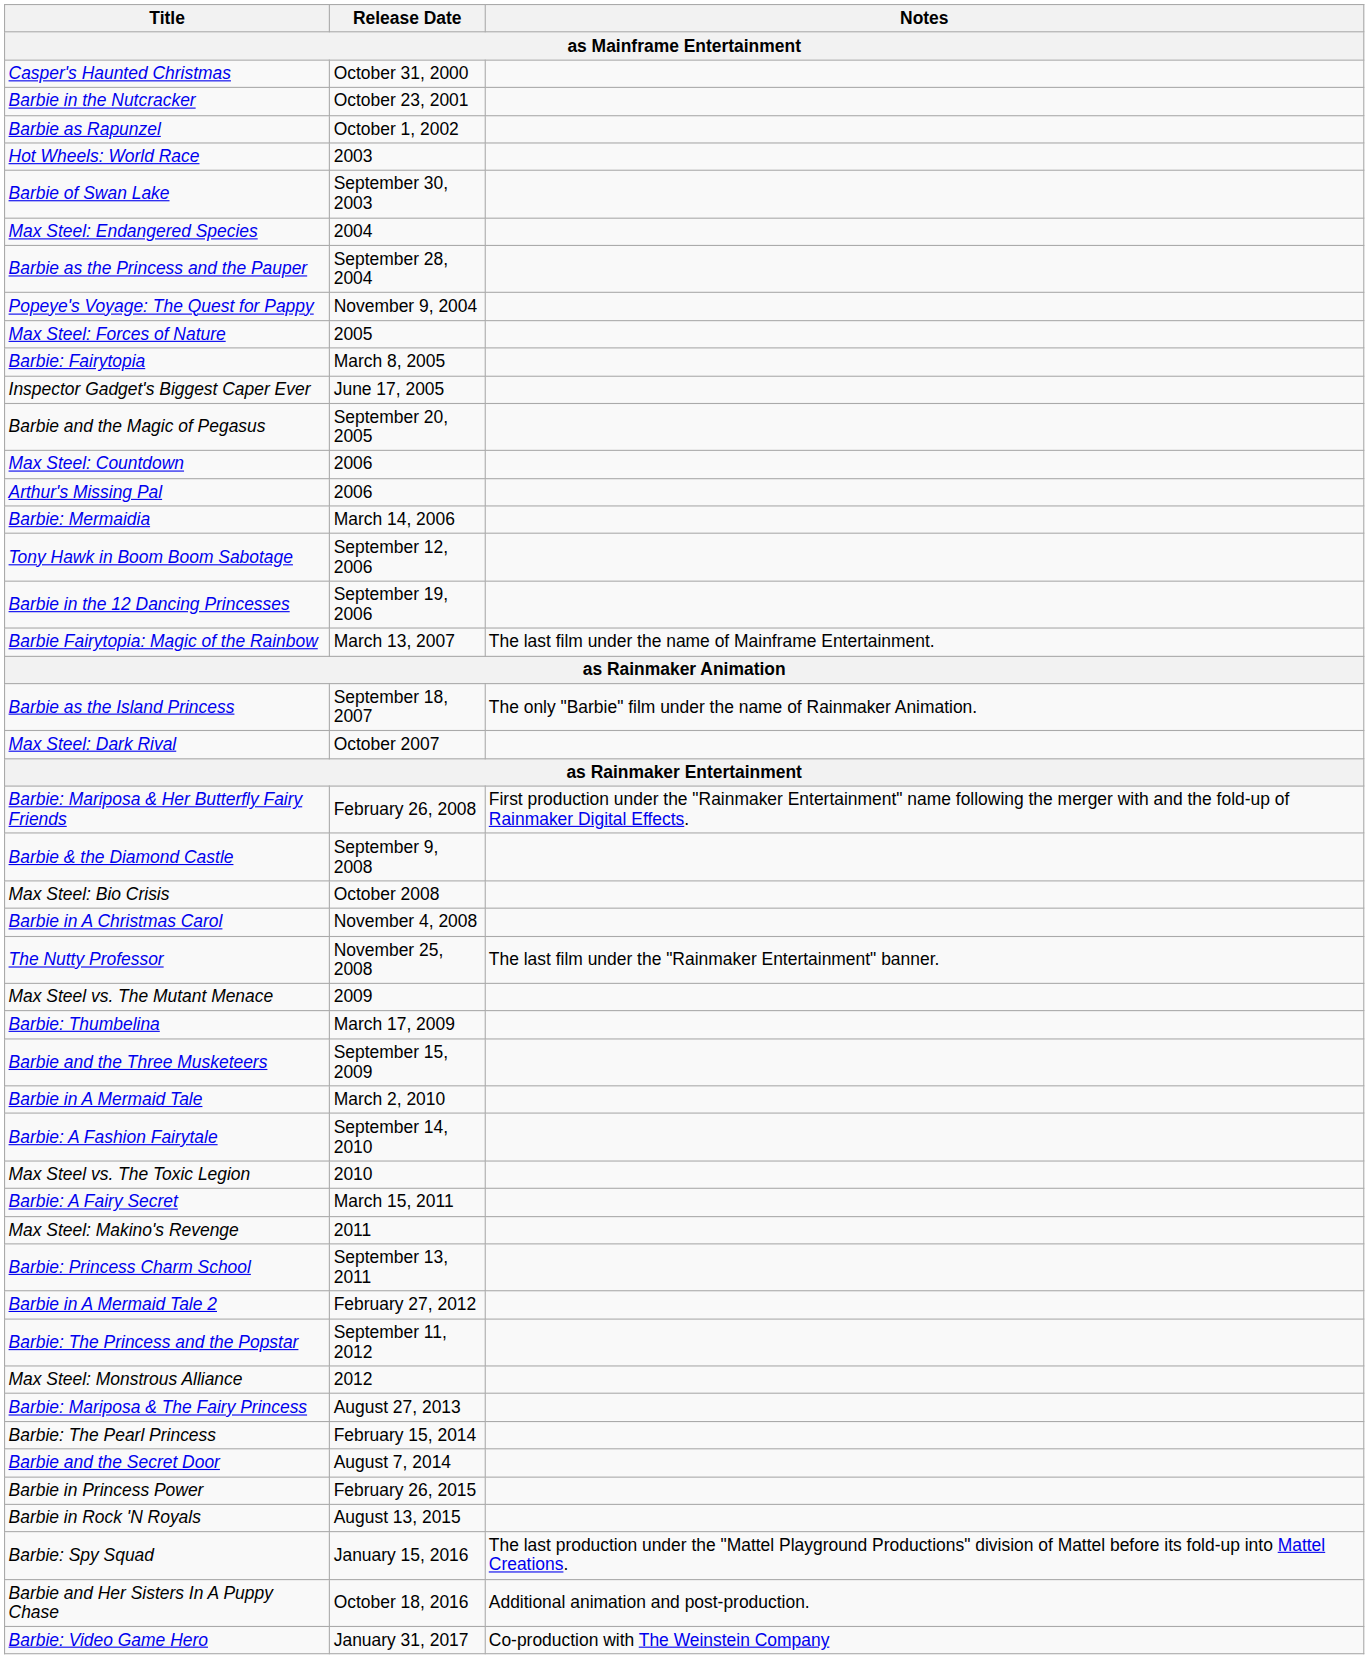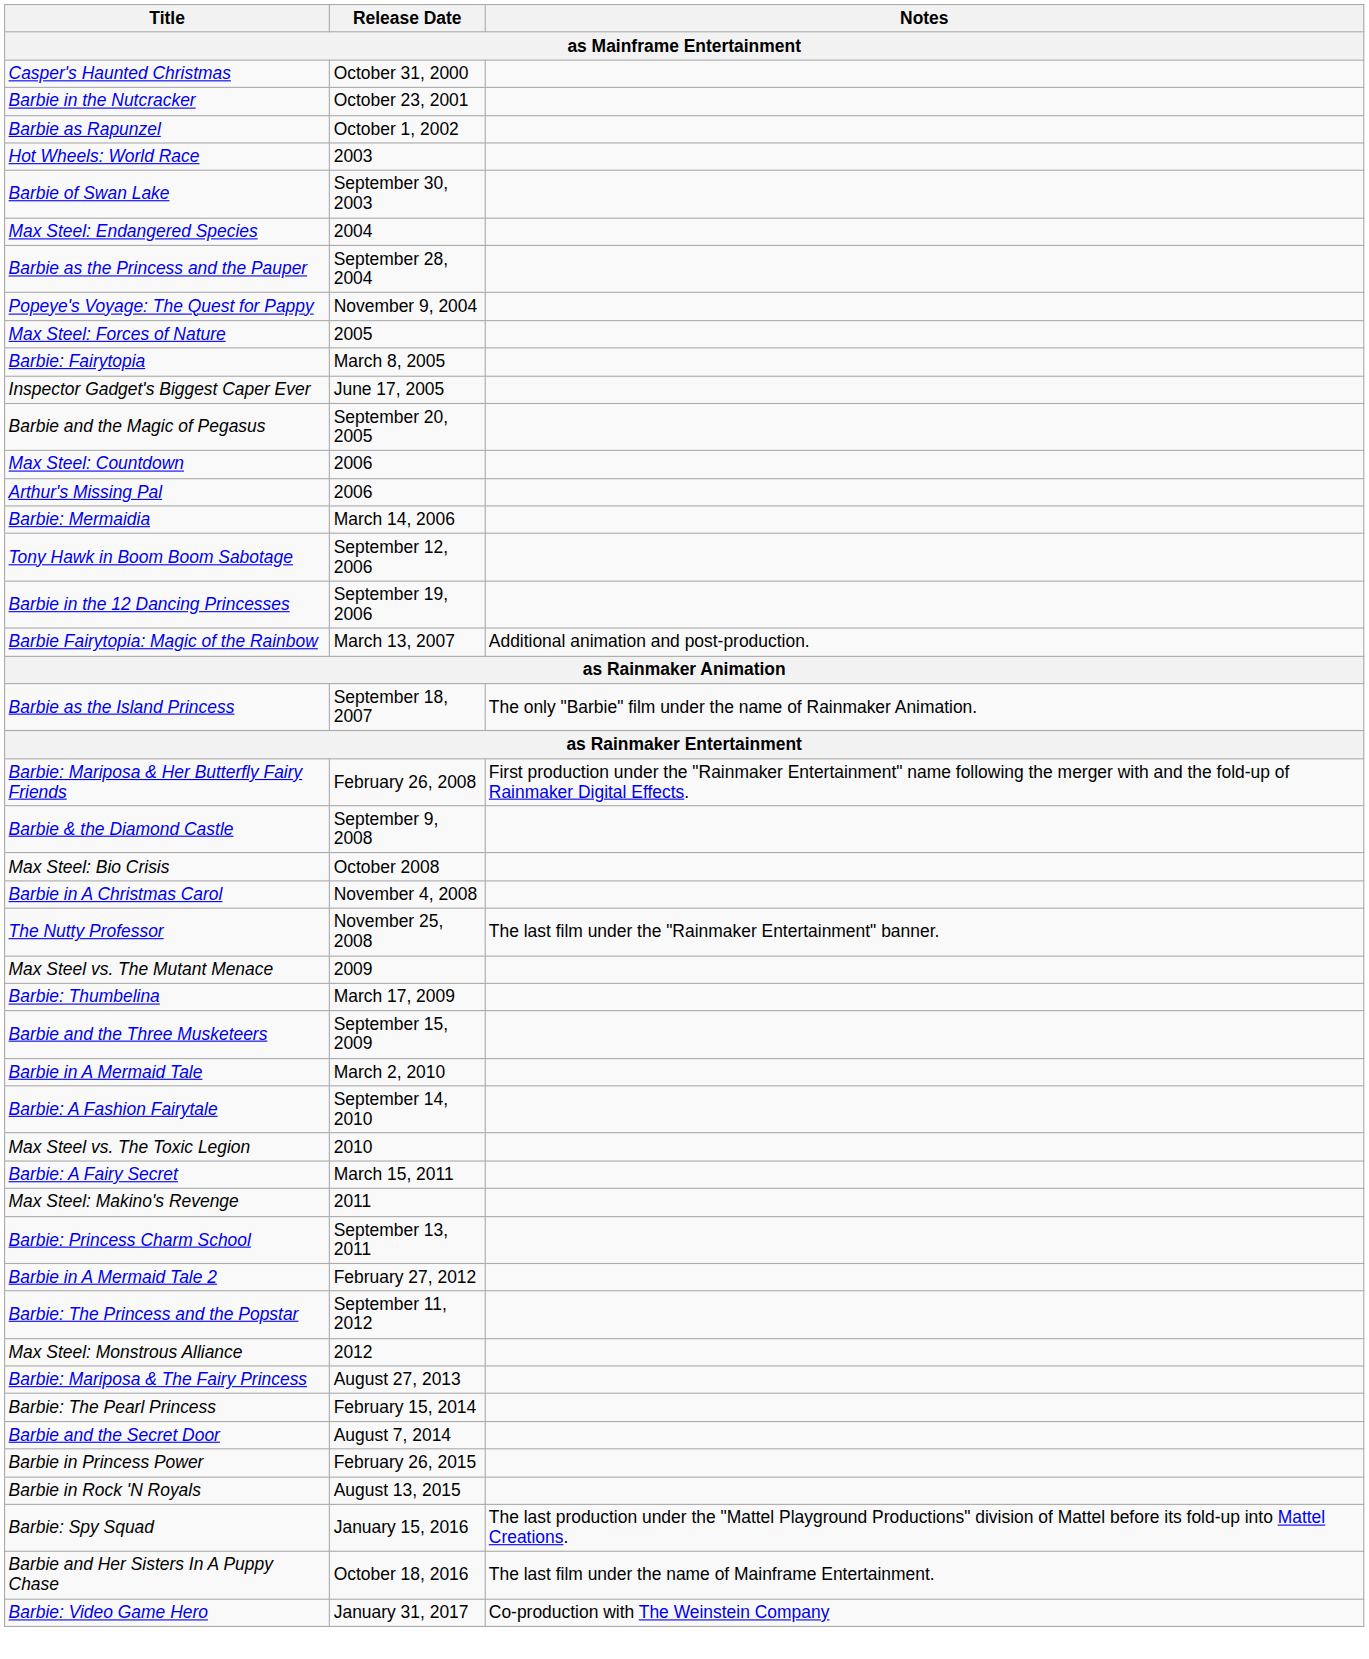(712, 641) The last film under the name of Mainframe Entertainment. -> (649, 641) Additional animation and post-production.
- row: (92, 744)
(649, 1602) Additional animation and post-production. -> (712, 1575) The last film under the name of Mainframe Entertainment.
